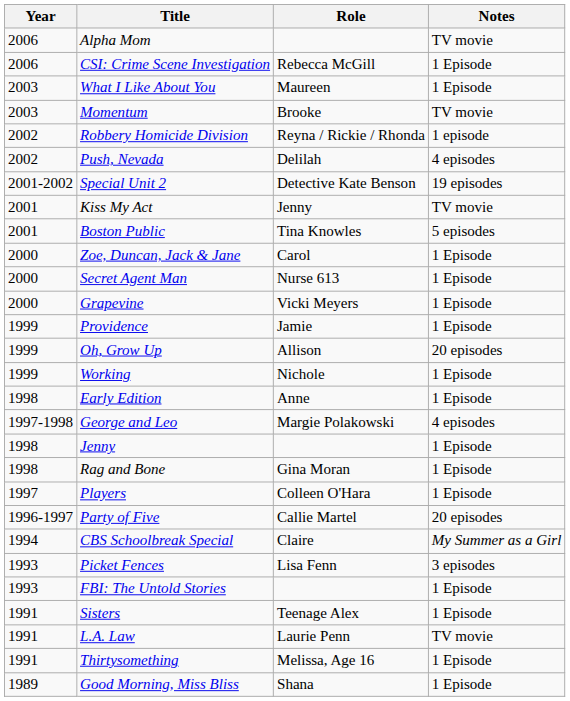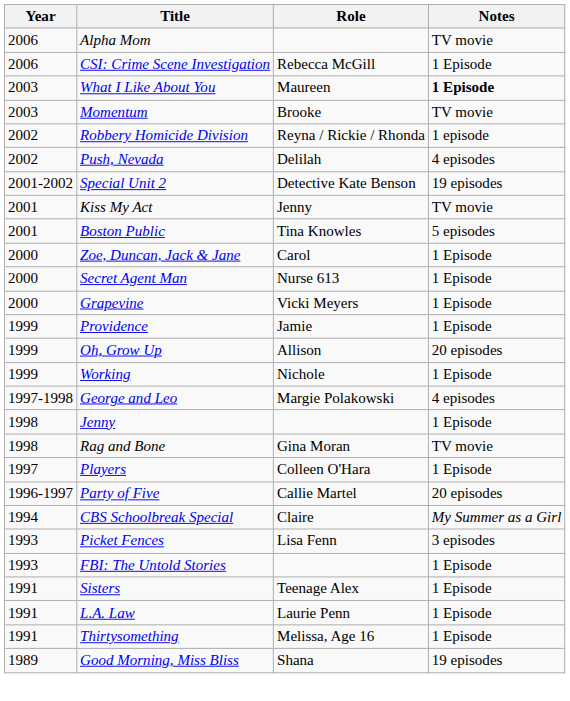(462, 87) normal -> (463, 87) bold
- row: (121, 398)
(462, 469) 1 Episode -> (462, 445) TV movie
(462, 636) TV movie -> (462, 612) 1 Episode
(462, 684) 1 Episode -> (467, 660) 19 episodes
